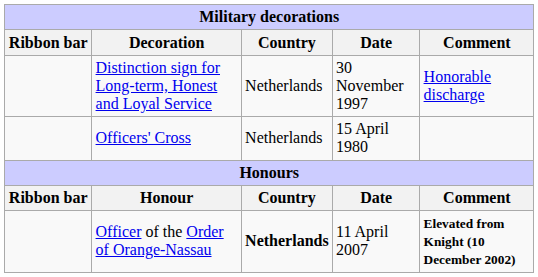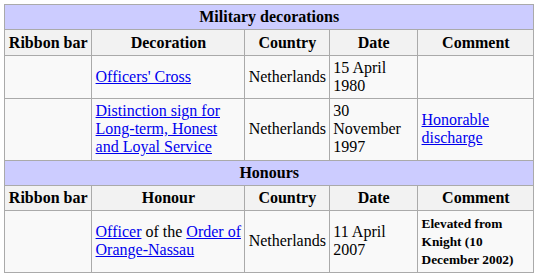rows swapped: (143, 138) <-> (158, 85)
(287, 241) bold -> (287, 241) normal
